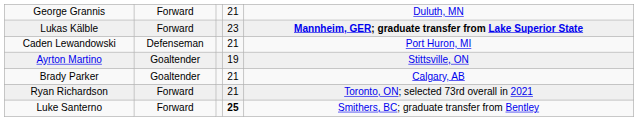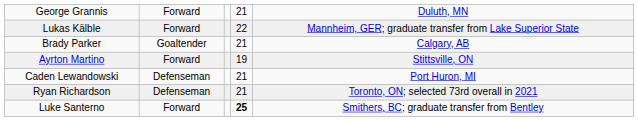(233, 28) 23 -> (242, 28) 22
(439, 28) bold -> (443, 28) normal
rows swapped: (69, 44) <-> (69, 76)
(175, 60) Goaltender -> (182, 60) Forward
(175, 92) Forward -> (182, 92) Defenseman
